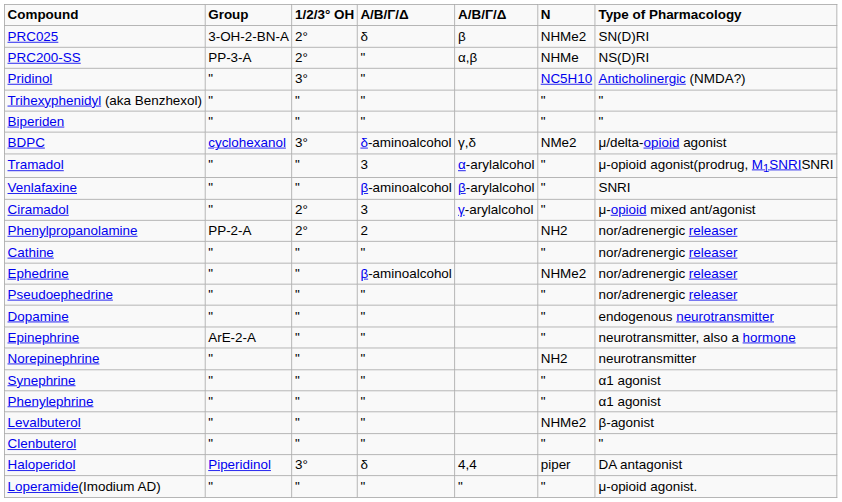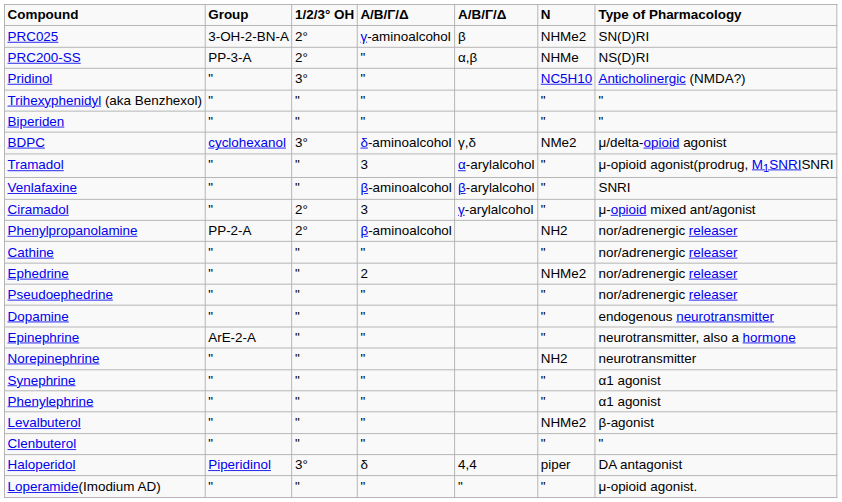(364, 36) δ -> (406, 36) γ-aminoalcohol
(364, 230) 2 -> (406, 230) β-aminoalcohol
(406, 273) β-aminoalcohol -> (364, 273) 2
